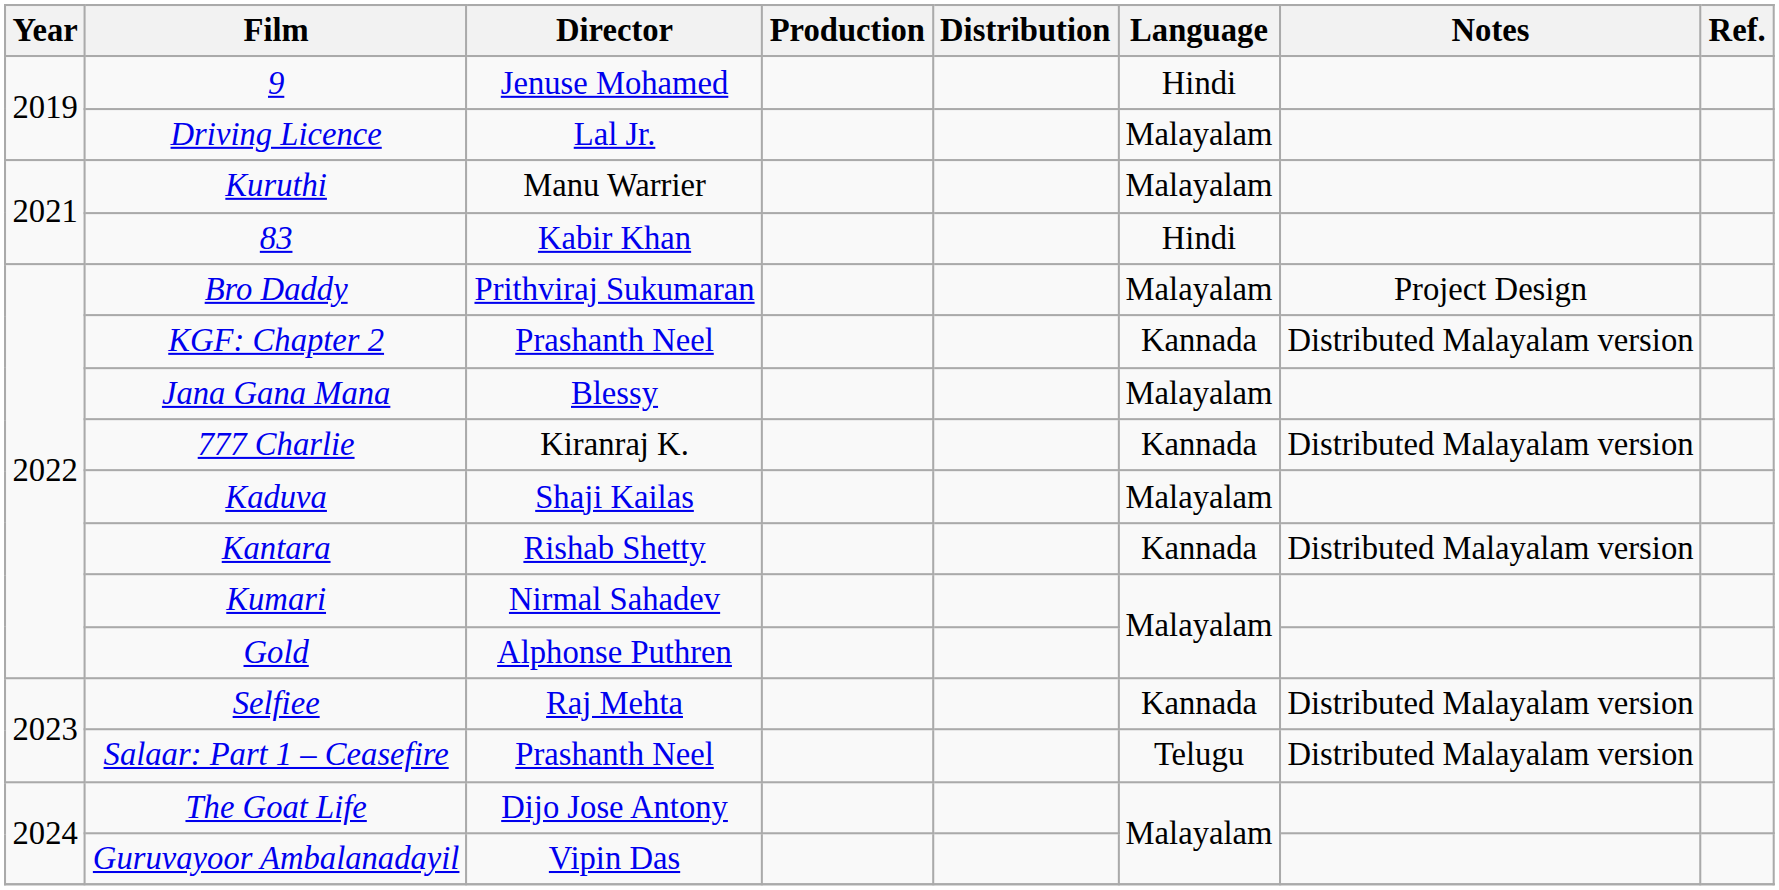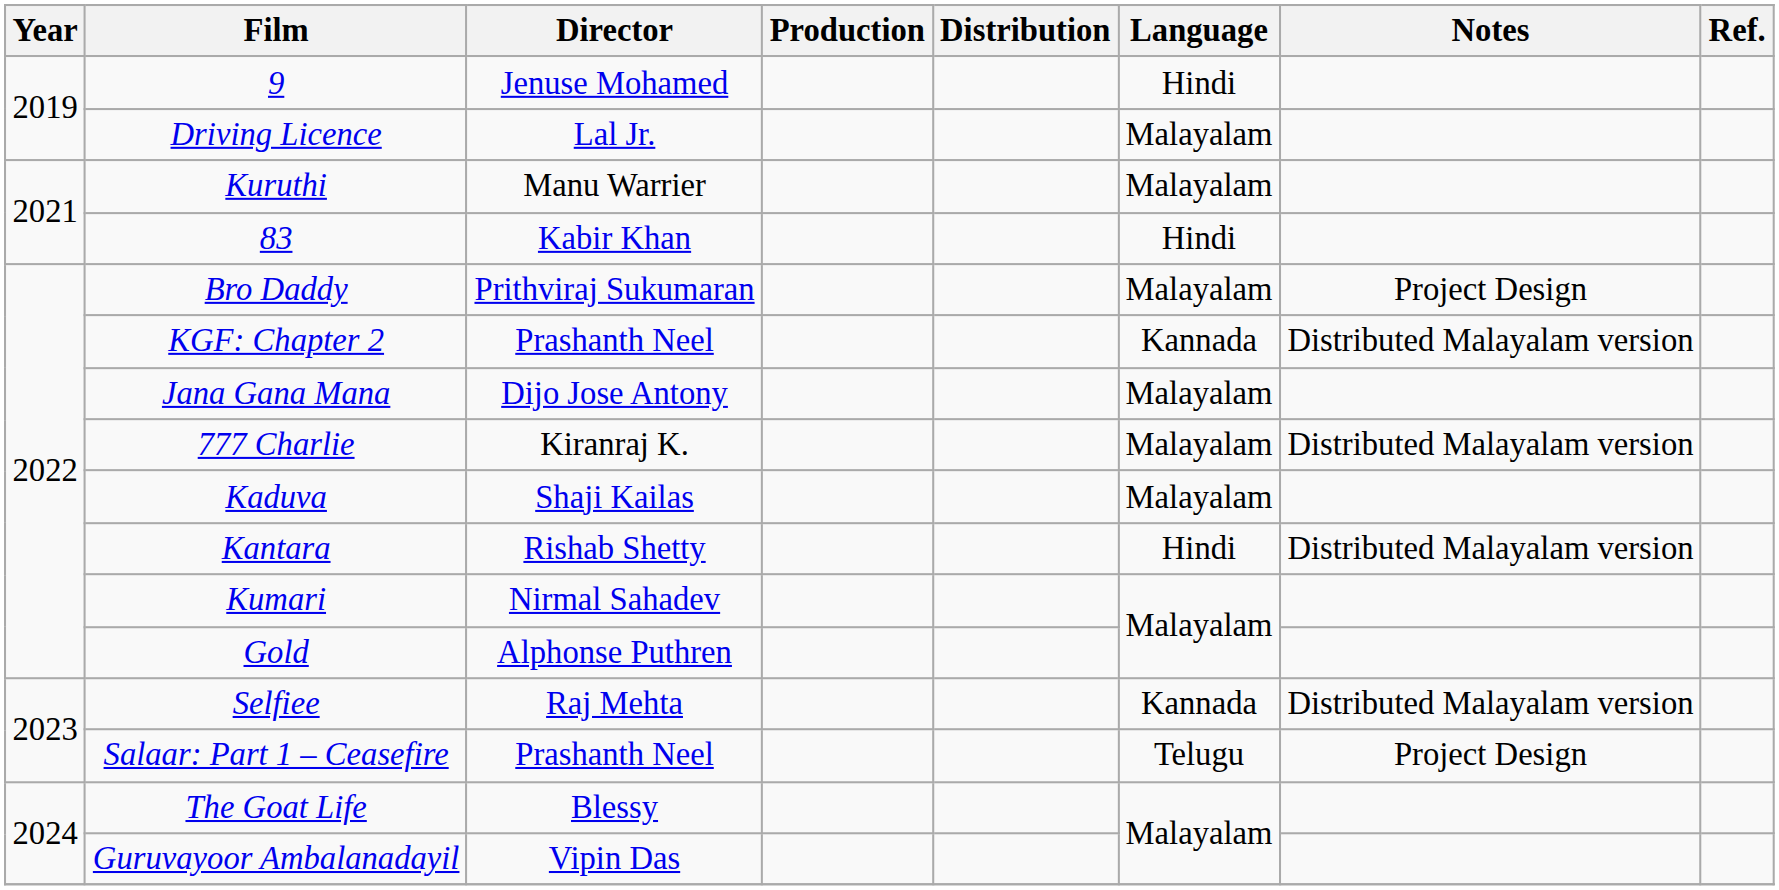(615, 392) Blessy -> (615, 392) Dijo Jose Antony
(1199, 444) Kannada -> (1199, 444) Malayalam
(1199, 548) Kannada -> (1199, 548) Hindi
(1490, 755) Distributed Malayalam version -> (1490, 755) Project Design
(615, 806) Dijo Jose Antony -> (615, 806) Blessy
